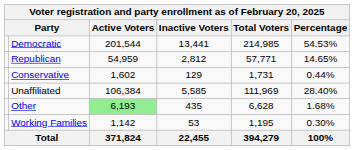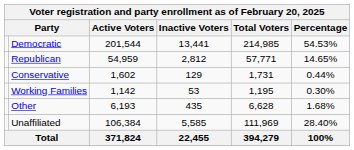rows swapped: (49, 122) <-> (36, 91)
(123, 106) lightgreen background -> (123, 106) no background
